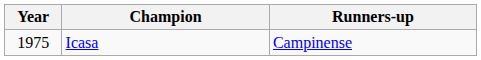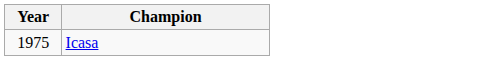- column: (373, 17)
